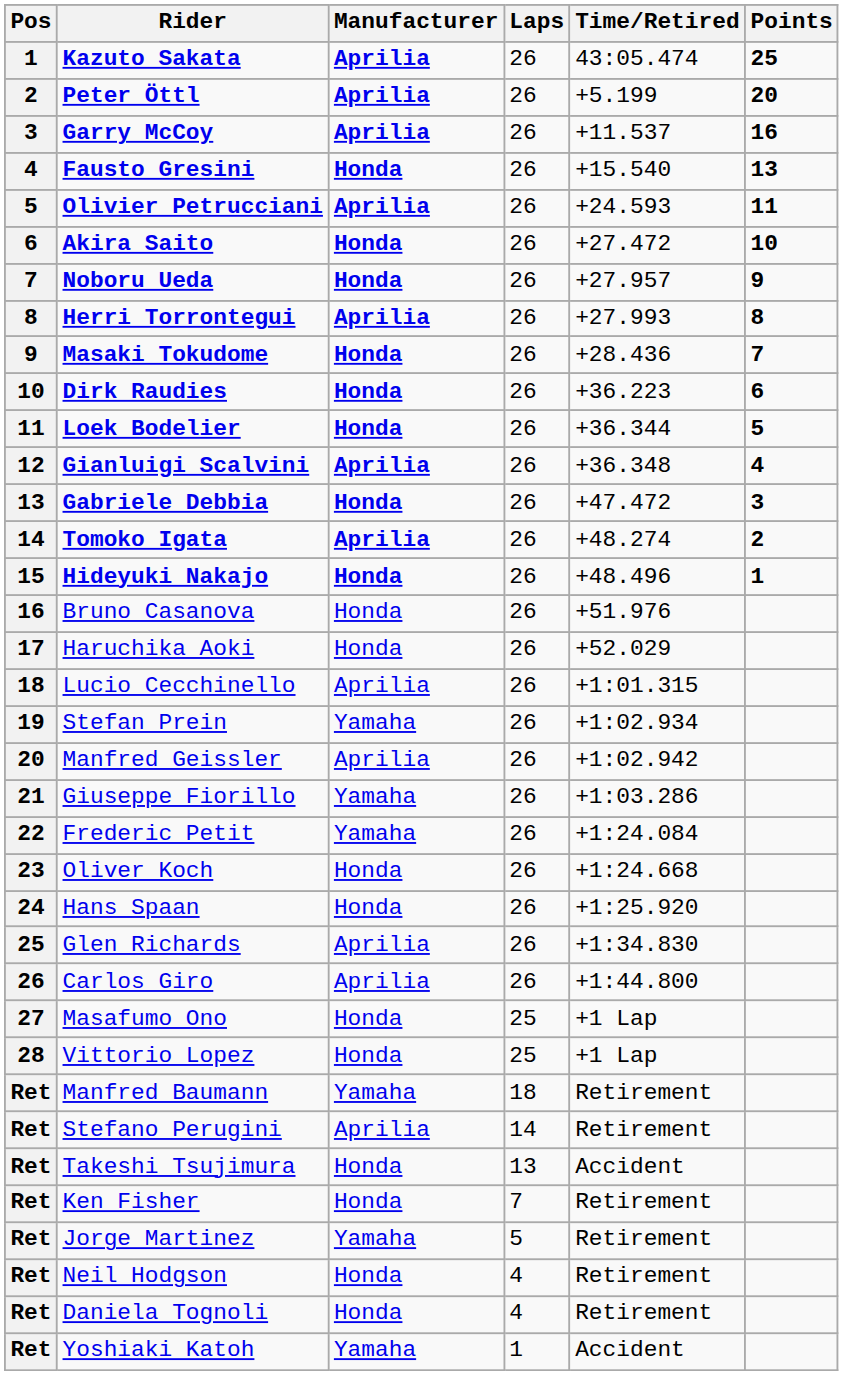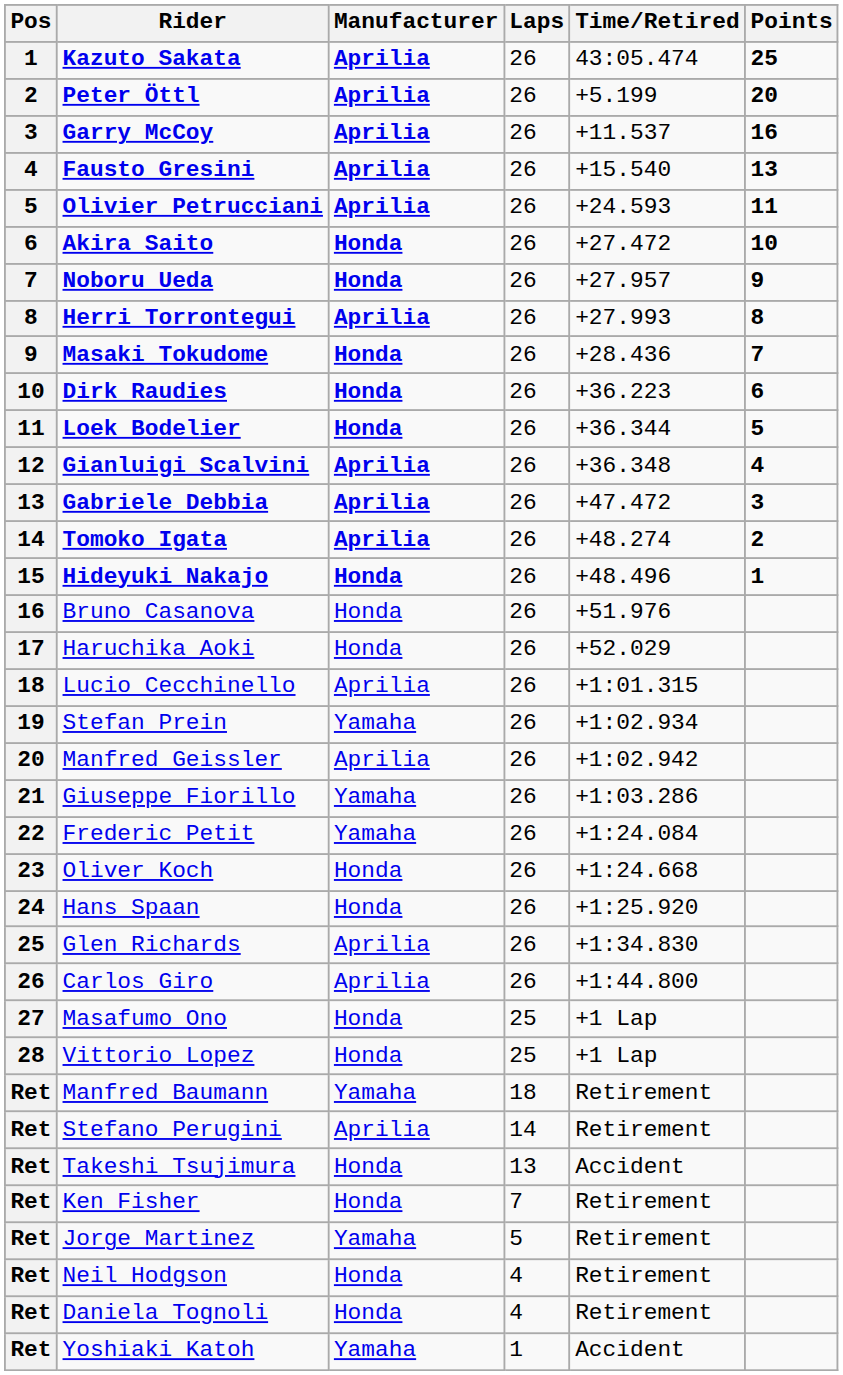(368, 171) Honda -> (382, 171) Aprilia
(368, 503) Honda -> (382, 503) Aprilia
